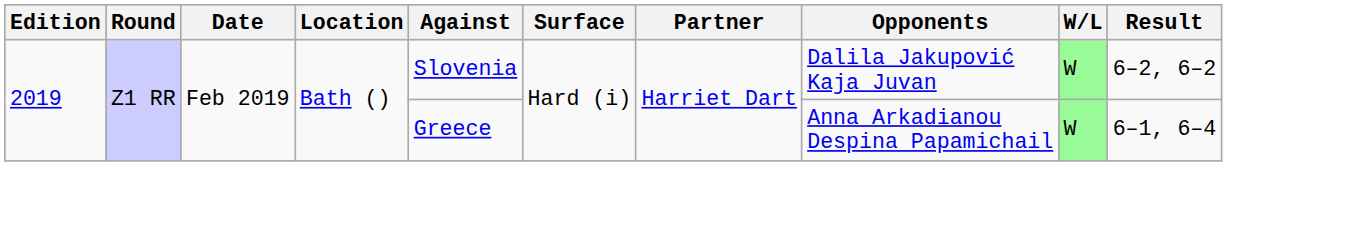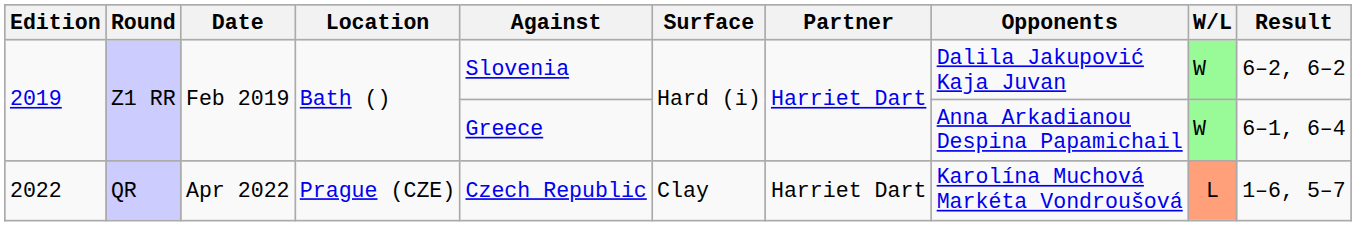+ row: (36, 190)
